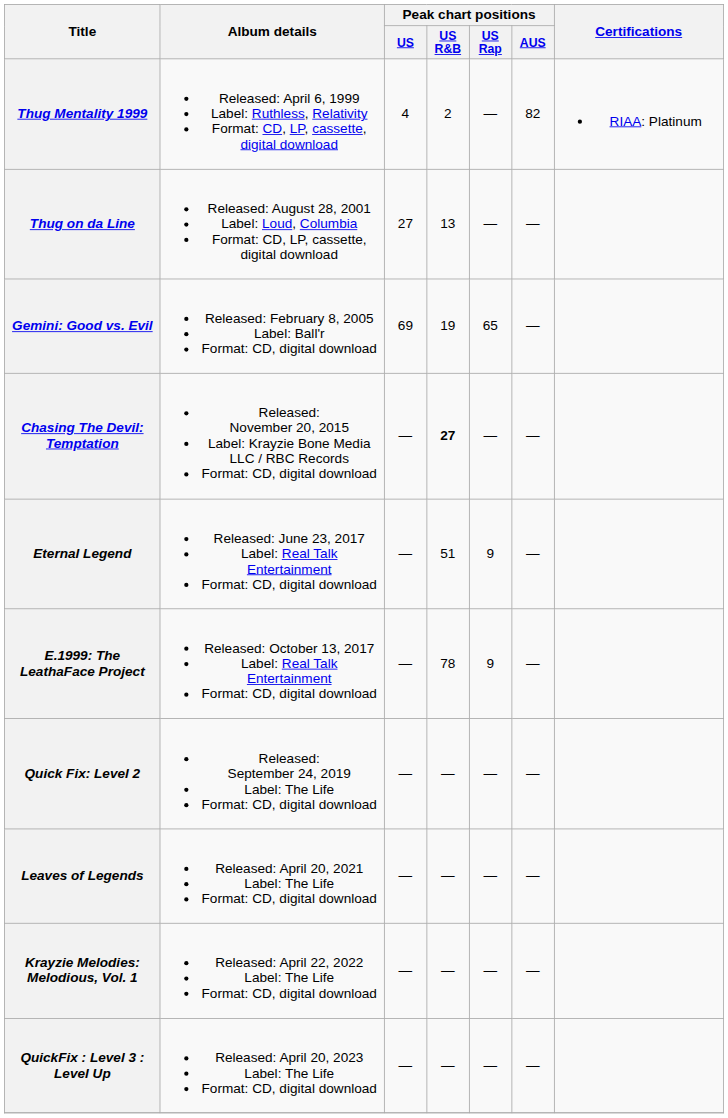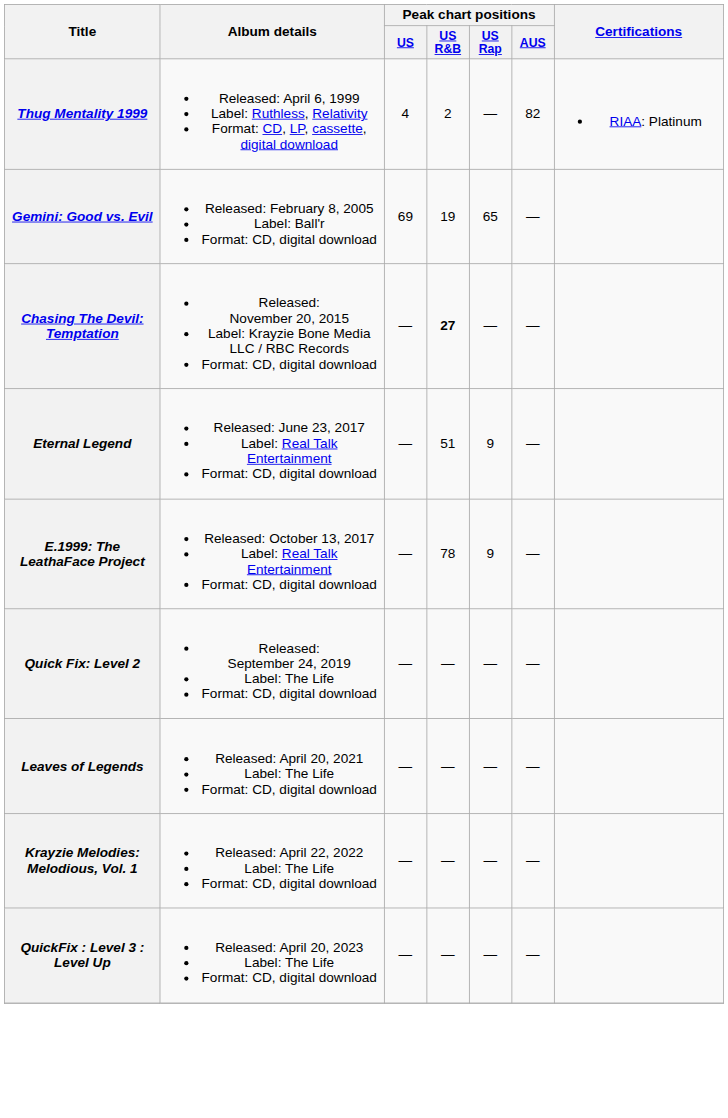- row: (82, 223)
